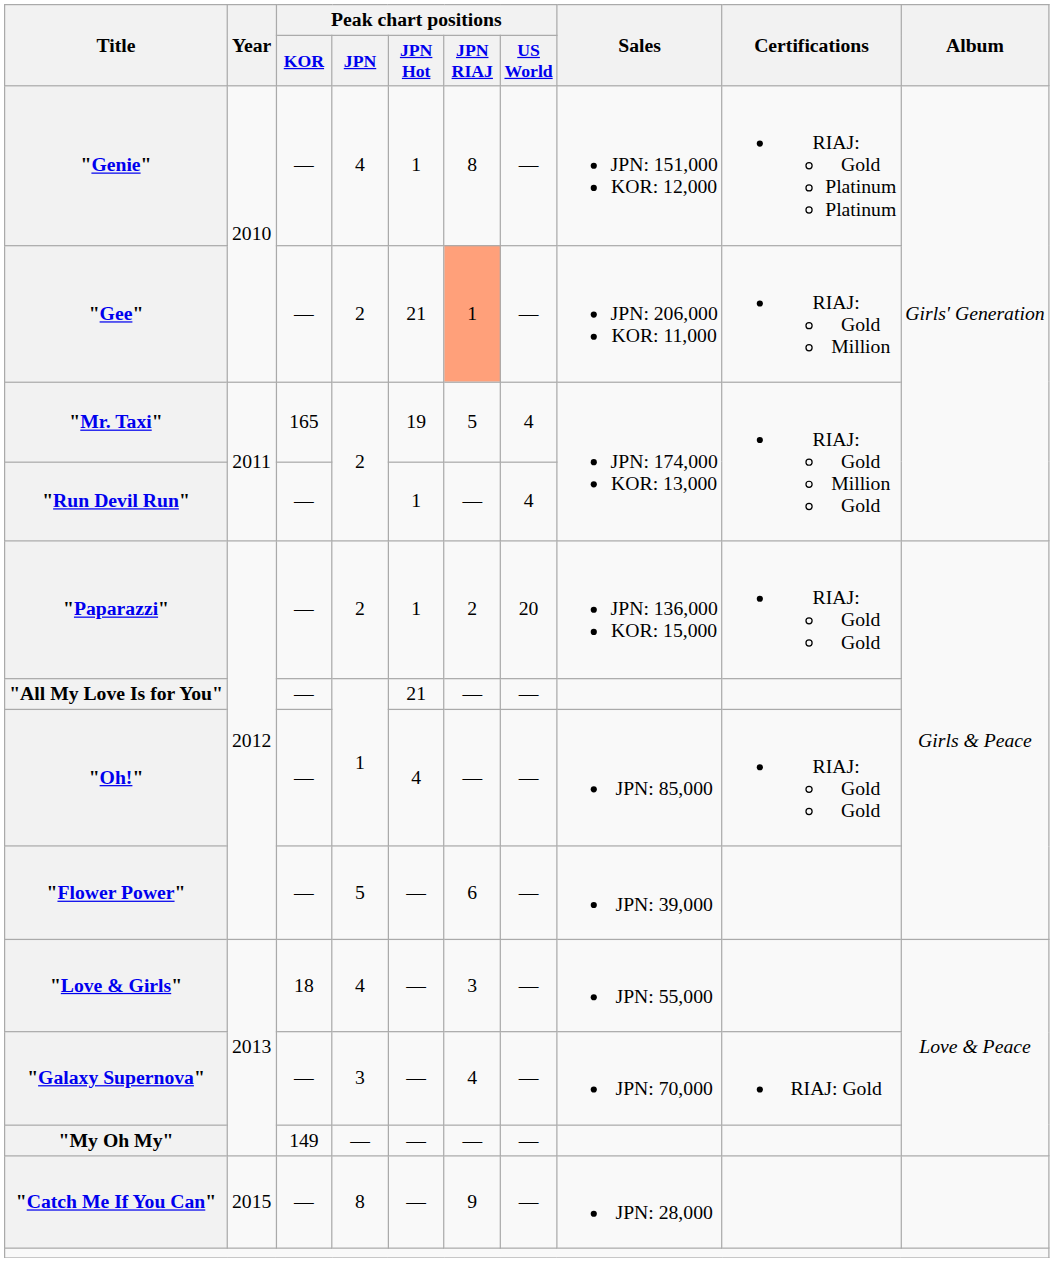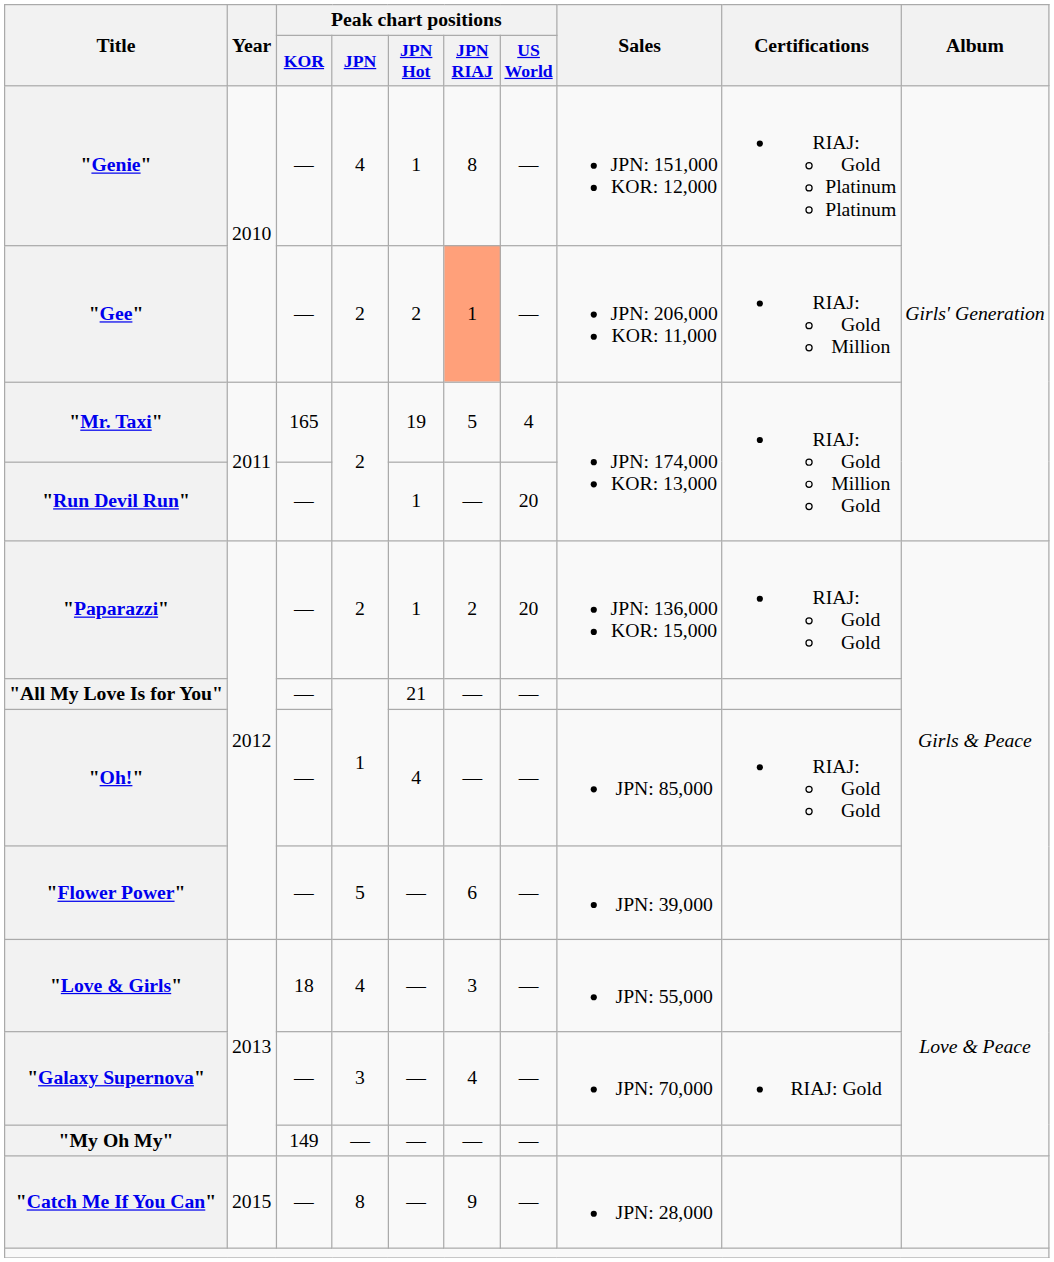(416, 313) 21 -> (416, 313) 2
(529, 501) 4 -> (529, 501) 20
